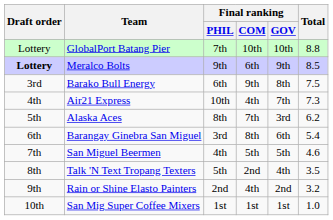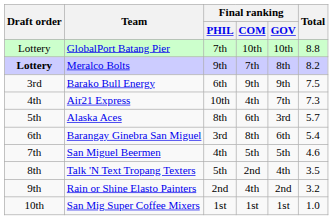(252, 65) 6th -> (252, 65) 7th
(283, 65) 9th -> (283, 65) 8th
(313, 65) 8.5 -> (313, 65) 8.2
(283, 83) 8th -> (283, 83) 9th
(252, 118) 7th -> (252, 118) 6th
(313, 118) 6.2 -> (313, 118) 5.7
